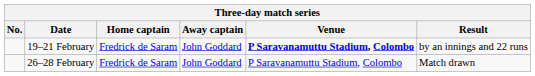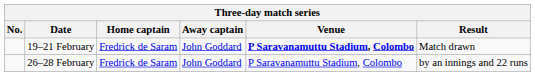(473, 46) by an innings and 22 runs -> (447, 46) Match drawn
(447, 63) Match drawn -> (473, 63) by an innings and 22 runs
